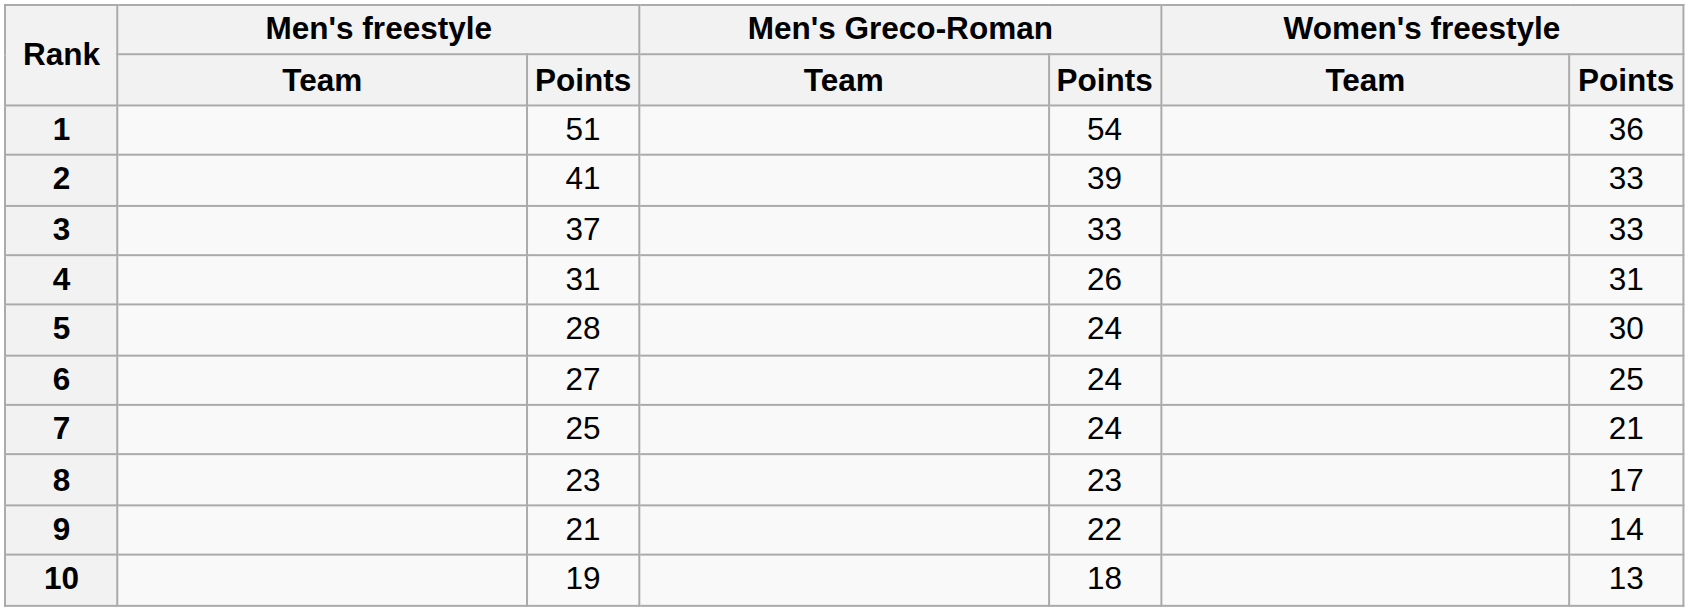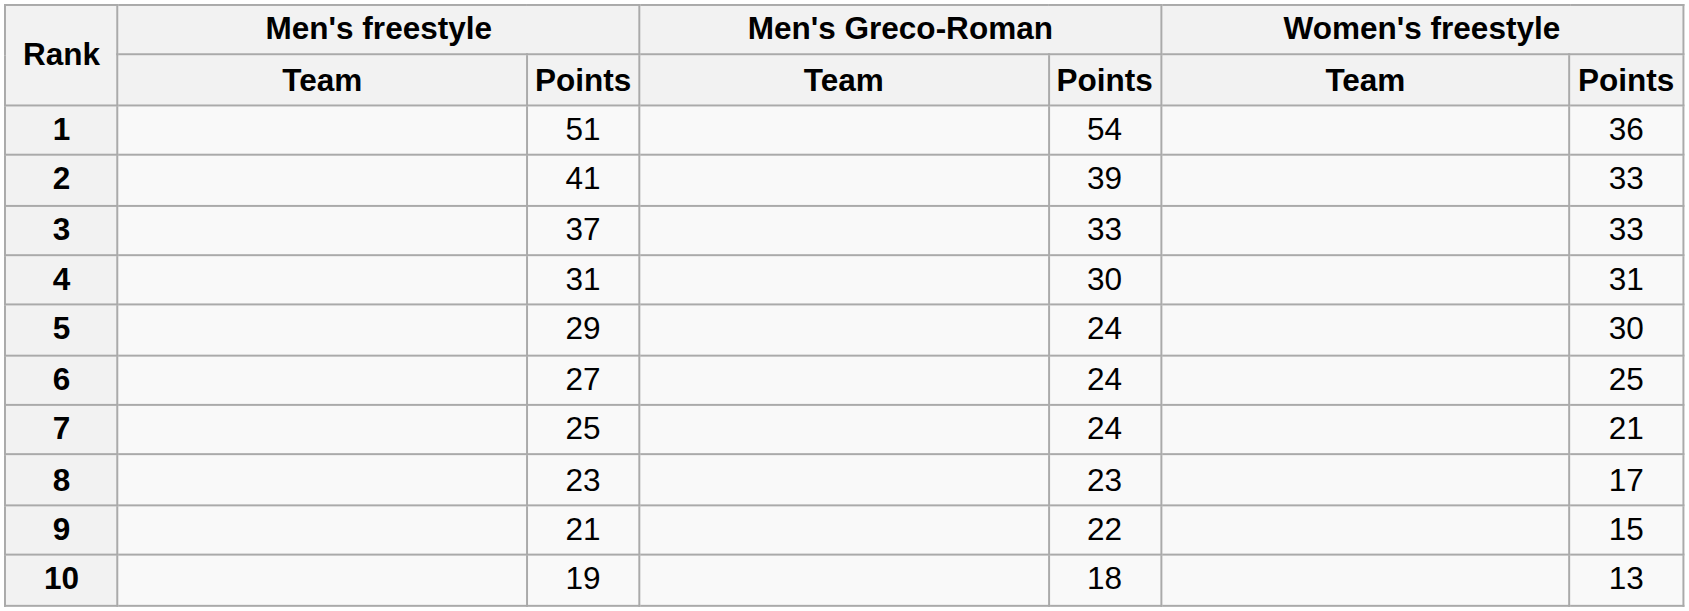(1105, 279) 26 -> (1105, 279) 30
(583, 329) 28 -> (583, 329) 29
(1626, 529) 14 -> (1626, 529) 15
